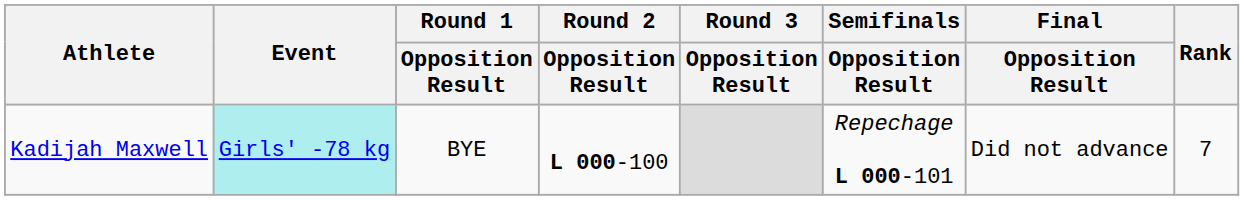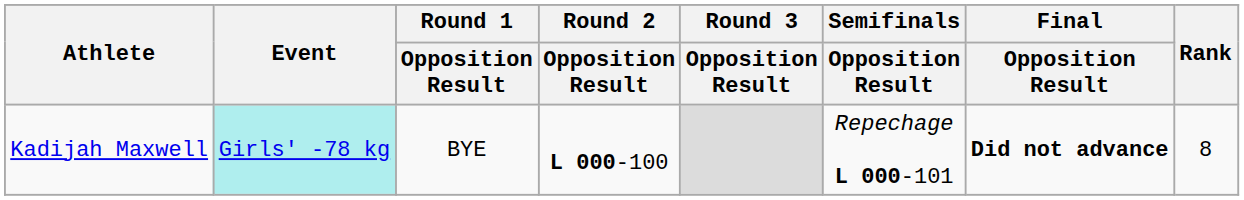(1070, 150) normal -> (1070, 150) bold
(1206, 150) 7 -> (1206, 150) 8
